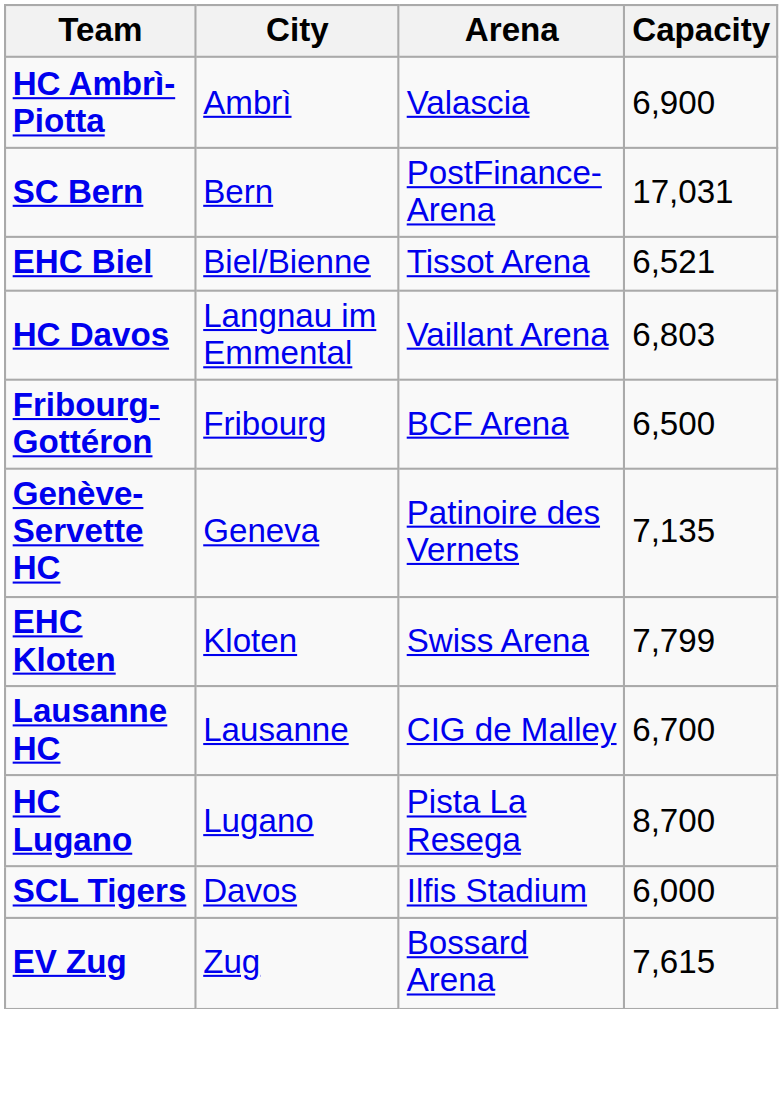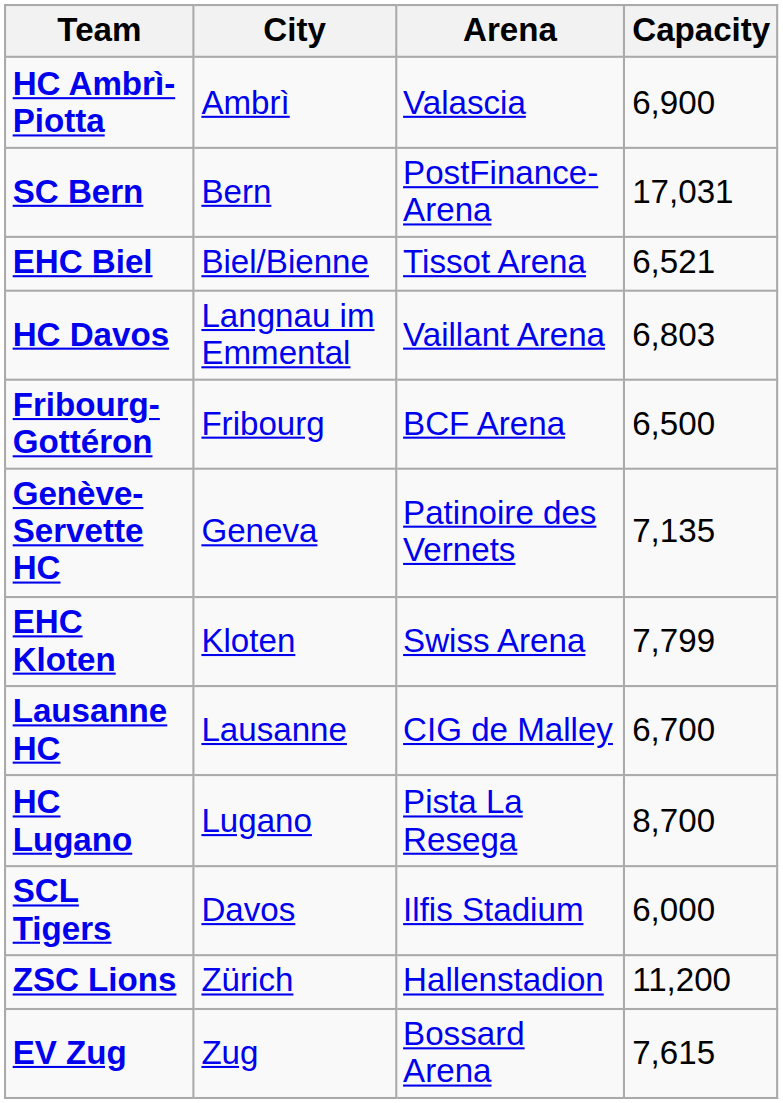+ row: (95, 981)
